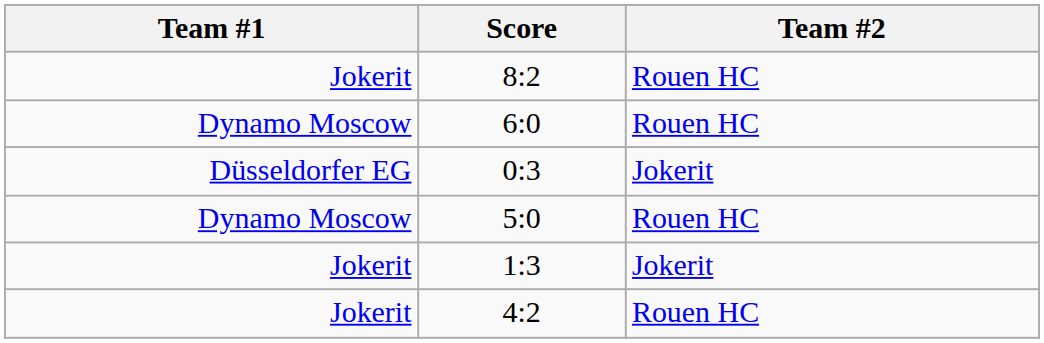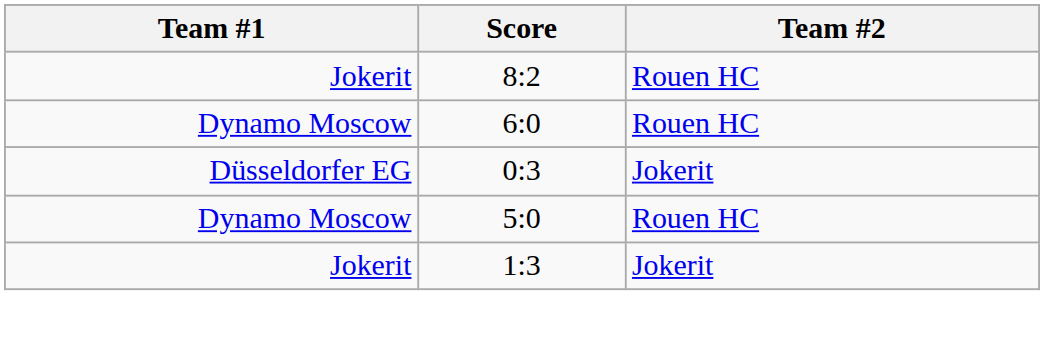- row: (522, 312)
